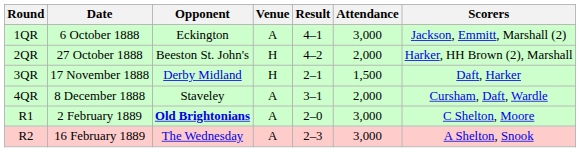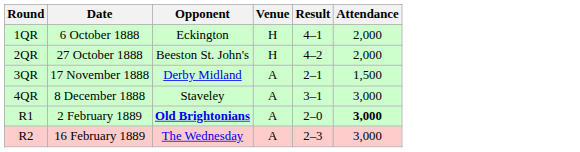- column: (489, 14)
(273, 34) A -> (273, 34) H
(367, 34) 3,000 -> (367, 34) 2,000
(273, 75) H -> (273, 75) A
(367, 95) 2,000 -> (367, 95) 3,000
(367, 116) normal -> (367, 116) bold
